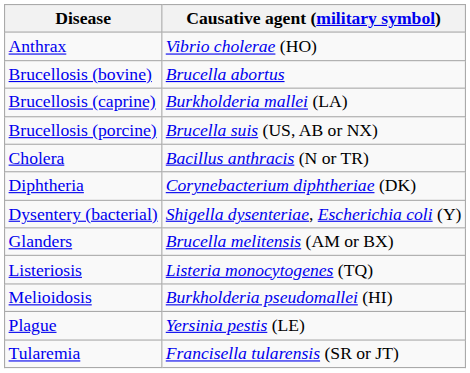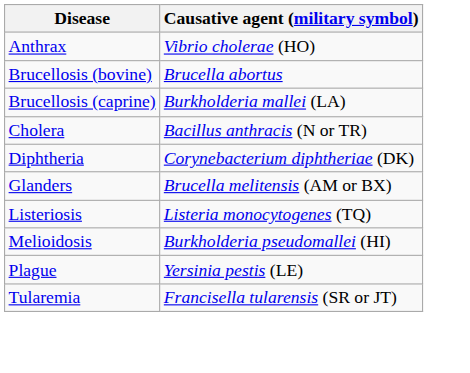- row: (83, 130)
- row: (83, 213)
